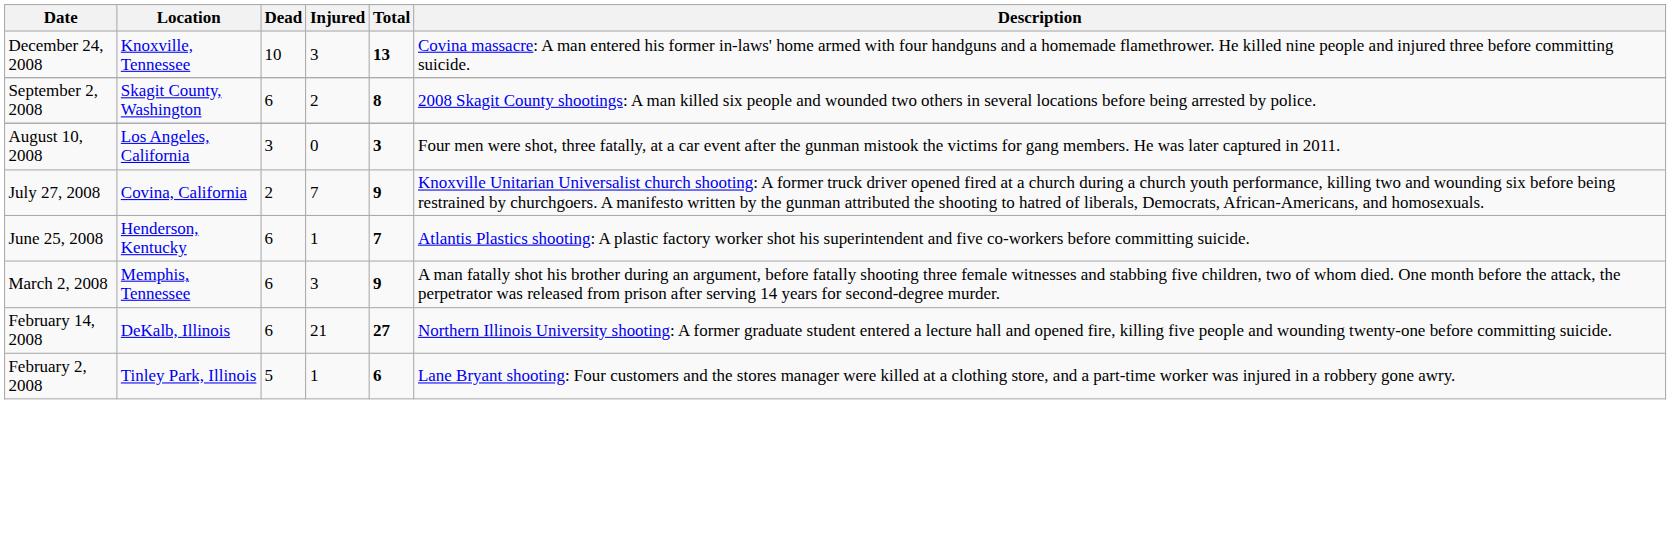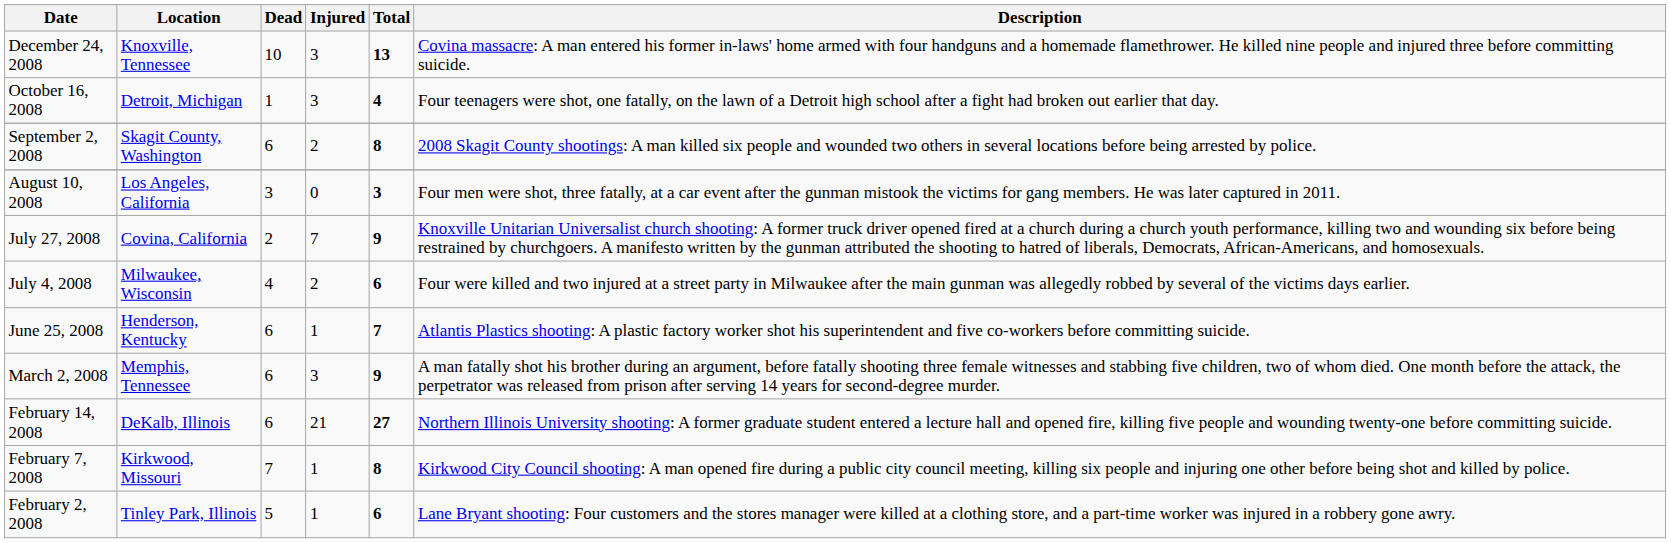+ row: (48, 100)
+ row: (50, 284)
+ row: (48, 468)
